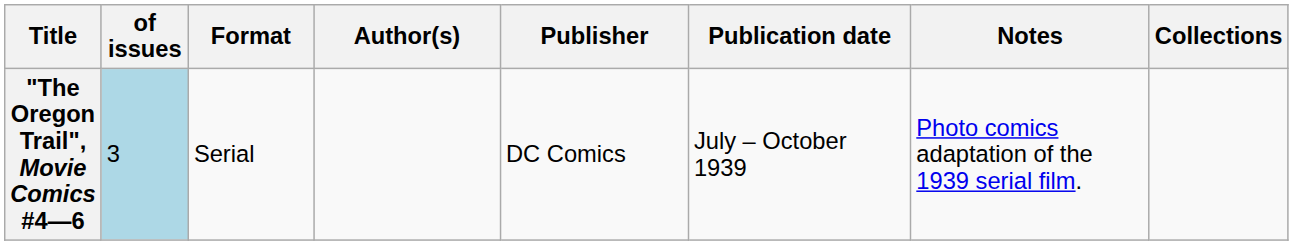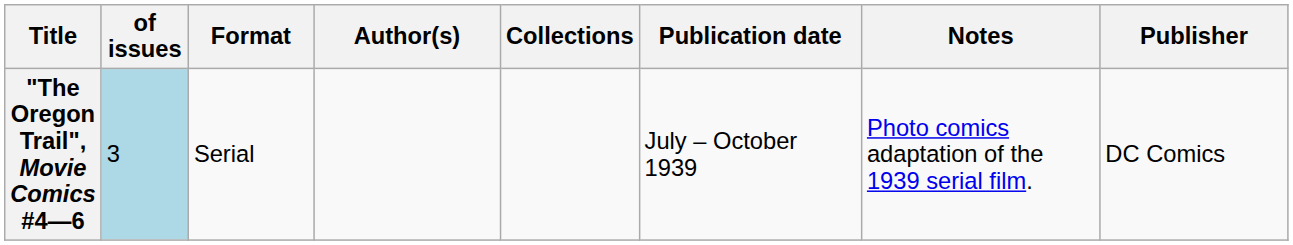columns swapped: (594, 36) <-> (1219, 36)
